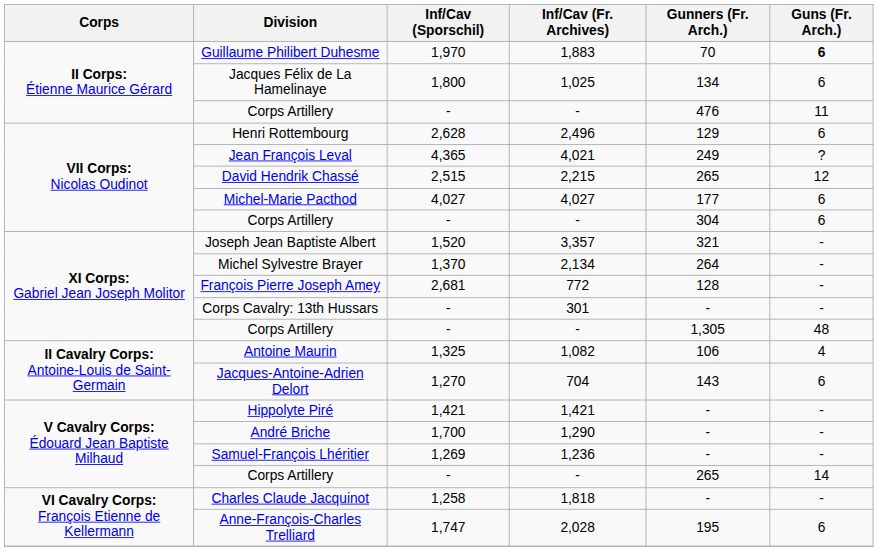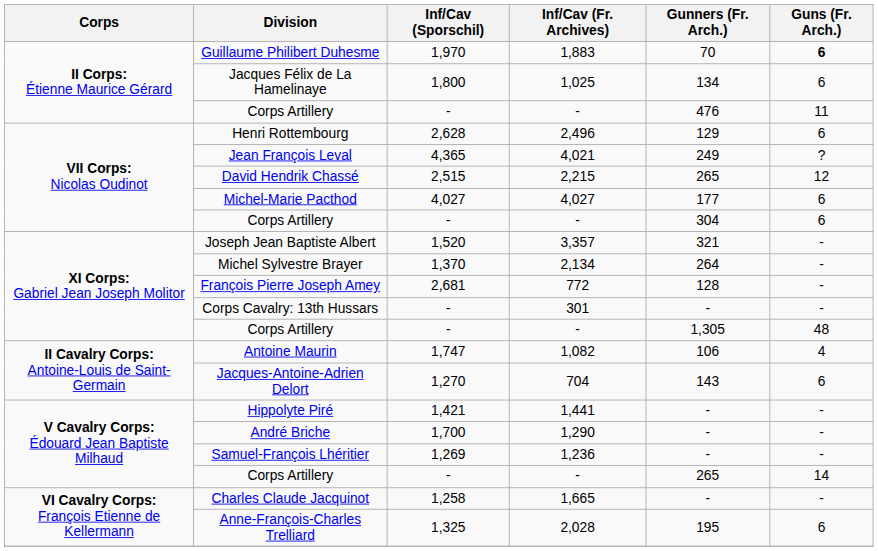(448, 351) 1,325 -> (448, 351) 1,747
(578, 411) 1,421 -> (578, 411) 1,441
(578, 498) 1,818 -> (578, 498) 1,665
(448, 527) 1,747 -> (448, 527) 1,325
